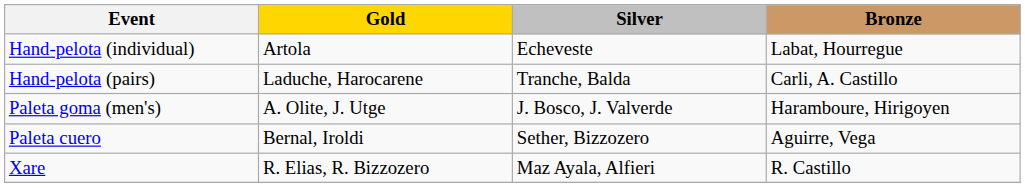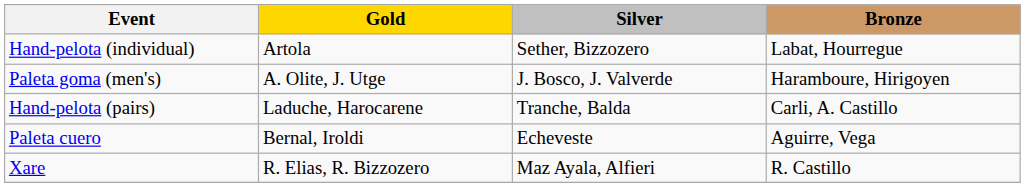(555, 49) Echeveste -> (583, 49) Sether, Bizzozero
rows swapped: (82, 78) <-> (85, 108)
(583, 138) Sether, Bizzozero -> (555, 138) Echeveste
